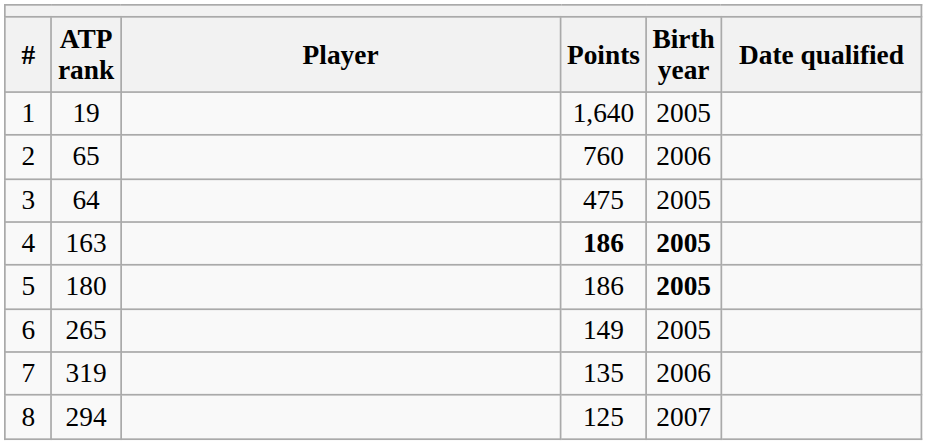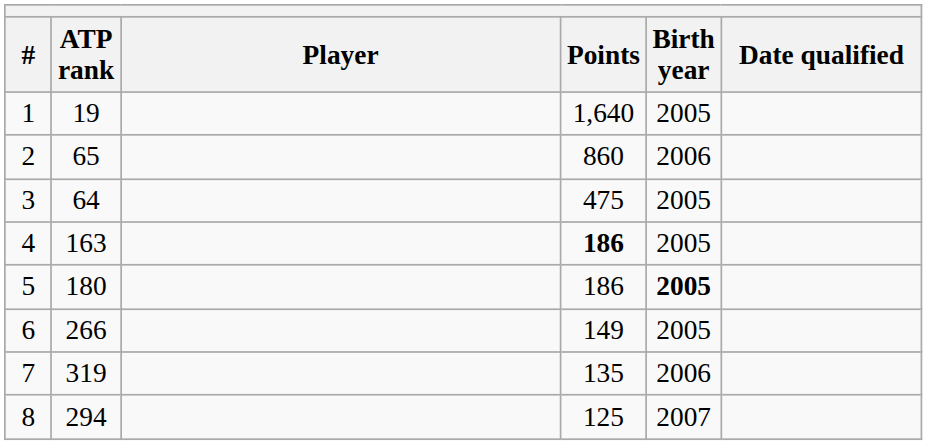(603, 156) 760 -> (603, 156) 860
(684, 243) bold -> (684, 243) normal
(86, 329) 265 -> (86, 329) 266
